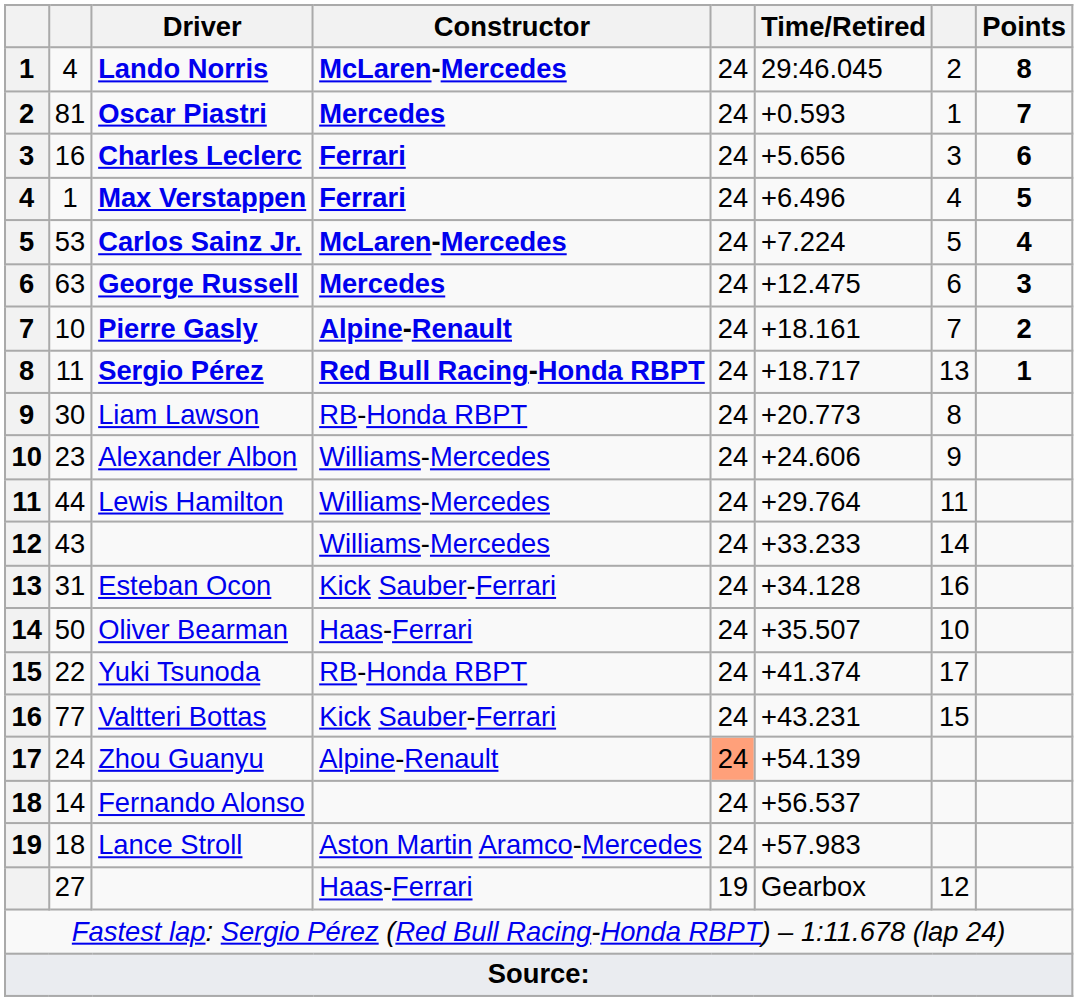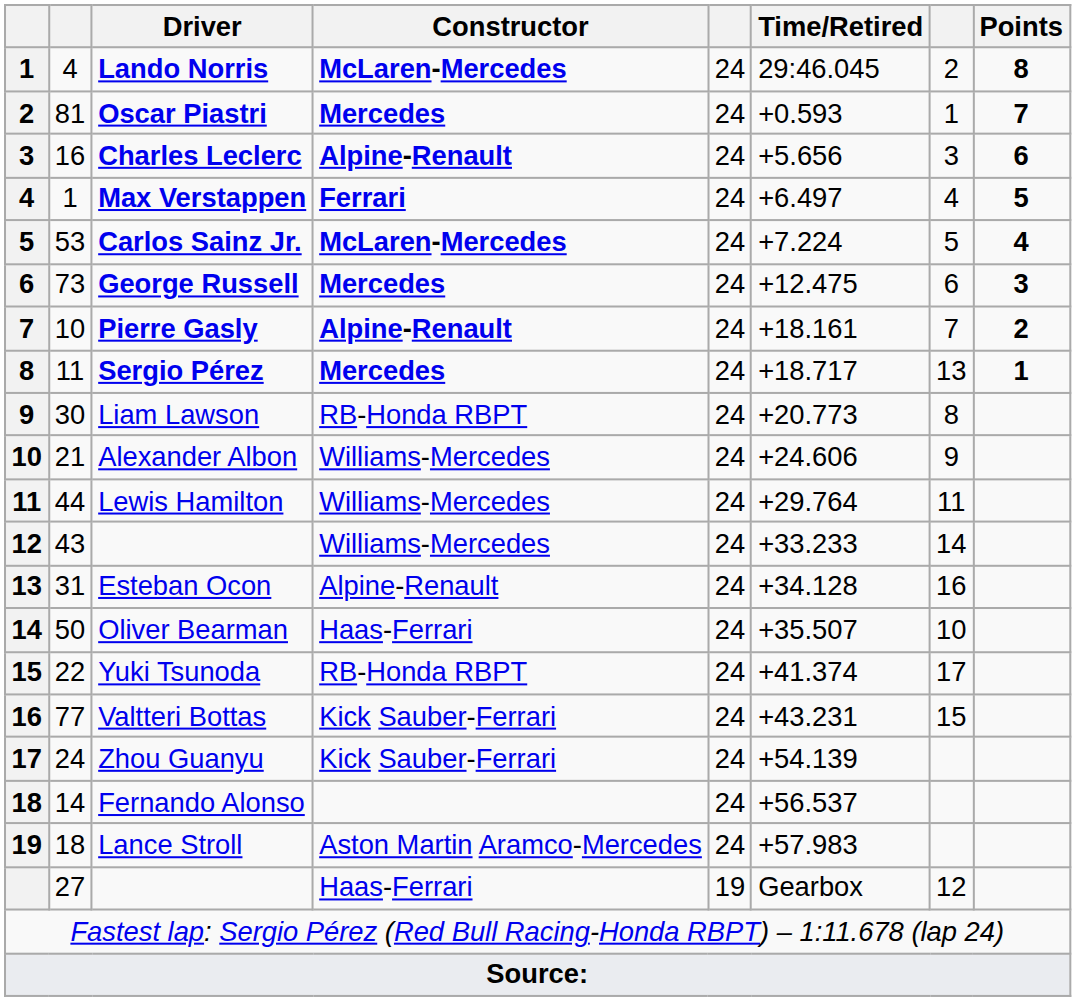(362, 155) Ferrari -> (416, 155) Alpine-Renault
(803, 199) +6.496 -> (800, 199) +6.497
(70, 285) 63 -> (70, 285) 73
(512, 371) Red Bull Racing-Honda RBPT -> (382, 371) Mercedes
(70, 457) 23 -> (70, 457) 21
(438, 586) Kick Sauber-Ferrari -> (409, 586) Alpine-Renault
(409, 759) Alpine-Renault -> (438, 759) Kick Sauber-Ferrari
(733, 759) lightsalmon background -> (730, 759) no background
